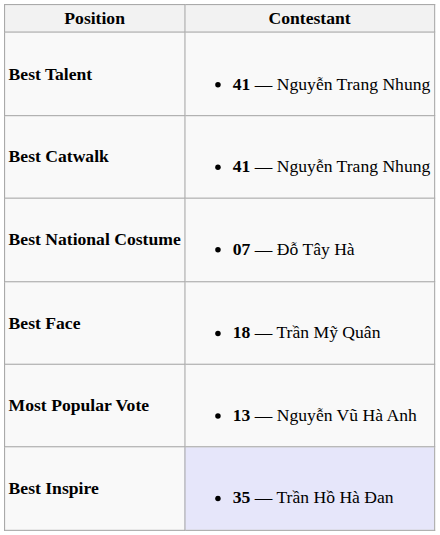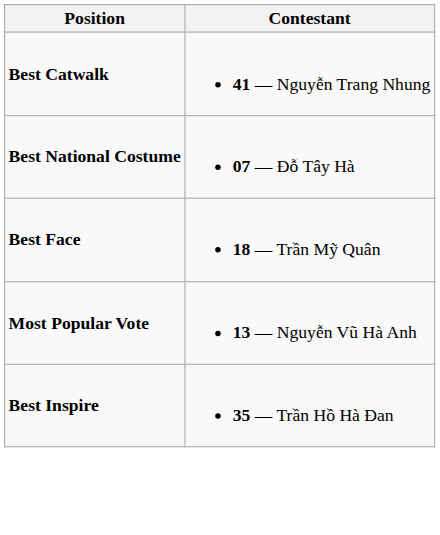- row: (50, 73)
(310, 498) lavender background -> (310, 415) no background
